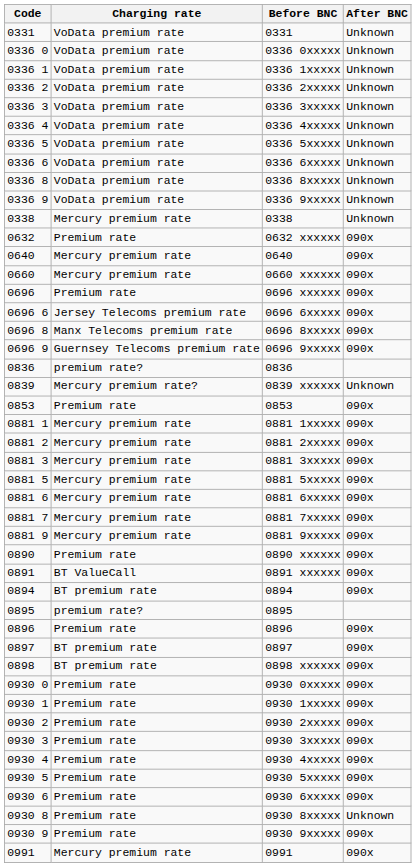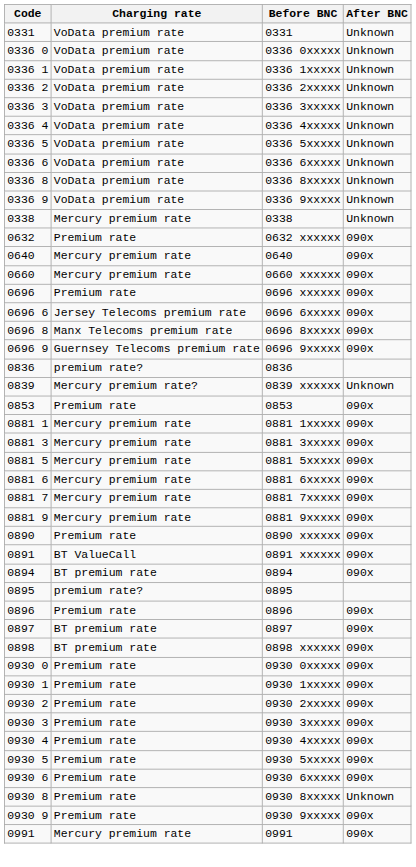- row: (303, 443)
